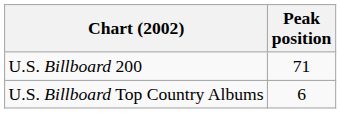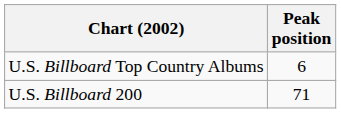rows swapped: (136, 94) <-> (75, 66)
